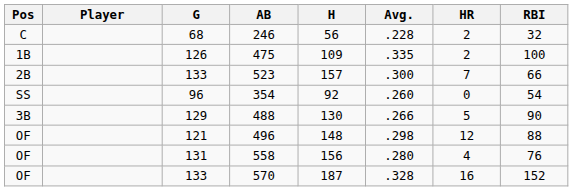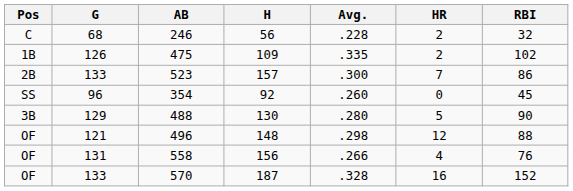- column: (102, 15)
(534, 55) 100 -> (525, 55) 102
(534, 75) 66 -> (525, 75) 86
(534, 95) 54 -> (525, 95) 45
(399, 115) .266 -> (353, 115) .280
(399, 155) .280 -> (353, 155) .266
